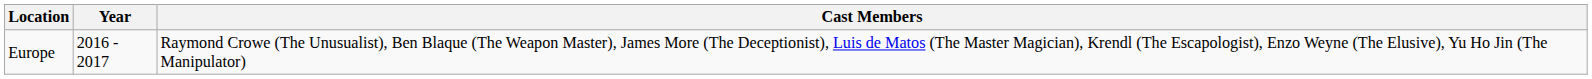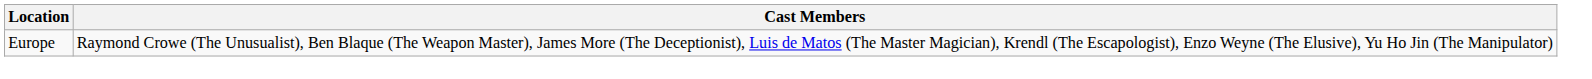- column: (115, 17)
